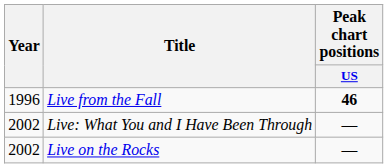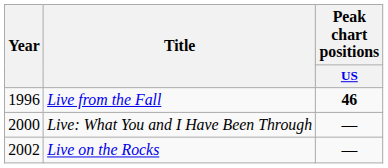(24, 125) 2002 -> (24, 125) 2000
